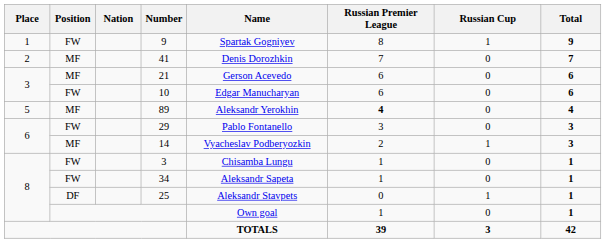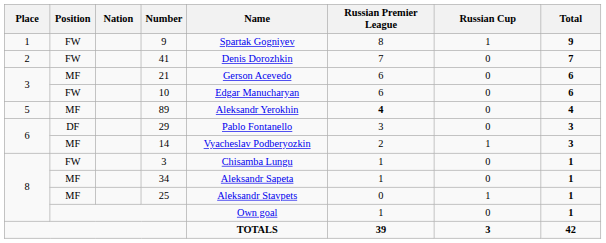(73, 59) MF -> (73, 59) FW
(73, 127) FW -> (73, 127) DF
(73, 178) FW -> (73, 178) MF
(73, 195) DF -> (73, 195) MF
